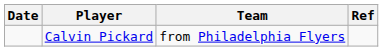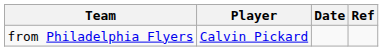columns swapped: (23, 15) <-> (252, 15)
